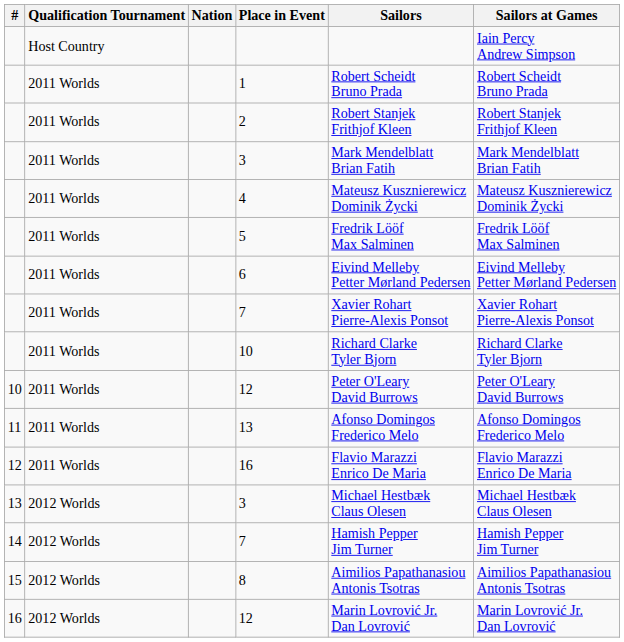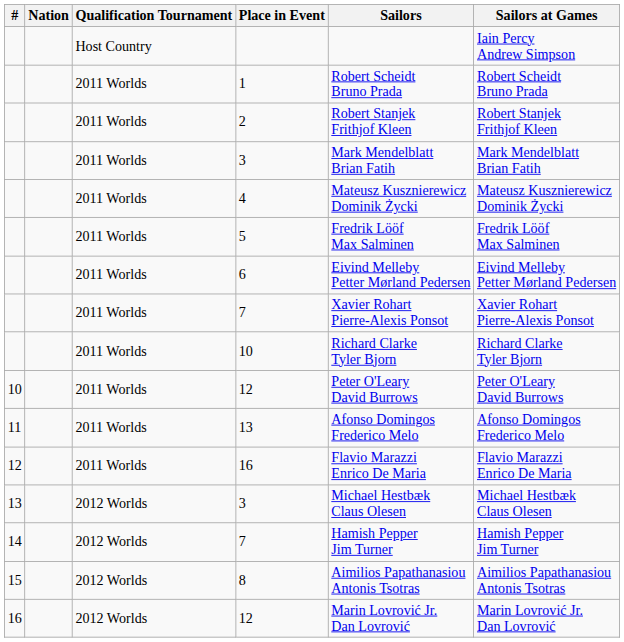columns swapped: (212, 15) <-> (107, 15)
